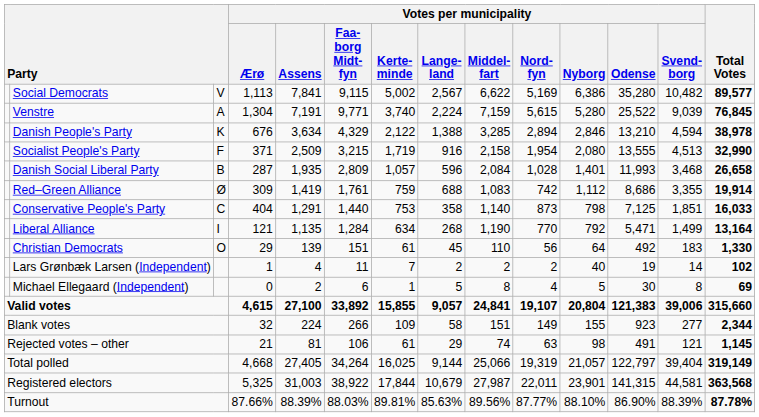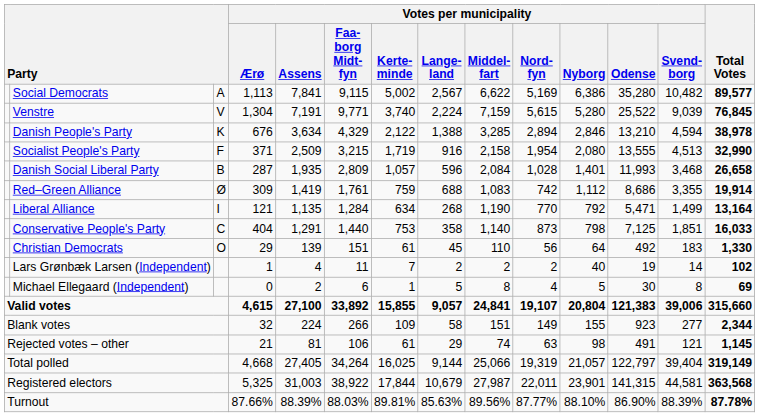(220, 93) V -> (220, 93) A
(220, 113) A -> (220, 113) V
rows swapped: (89, 209) <-> (54, 228)
